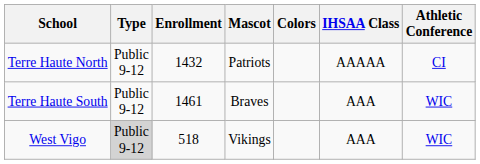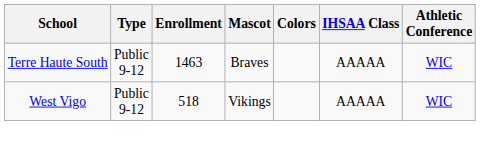- row: (58, 62)
(189, 101) 1461 -> (189, 62) 1463
(361, 101) AAA -> (361, 62) AAAAA
(131, 140) lightgrey background -> (131, 101) no background
(361, 140) AAA -> (361, 101) AAAAA
